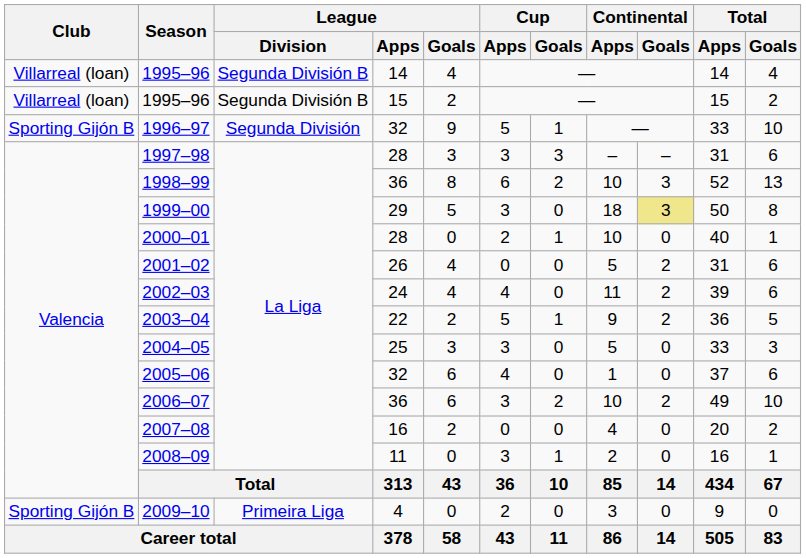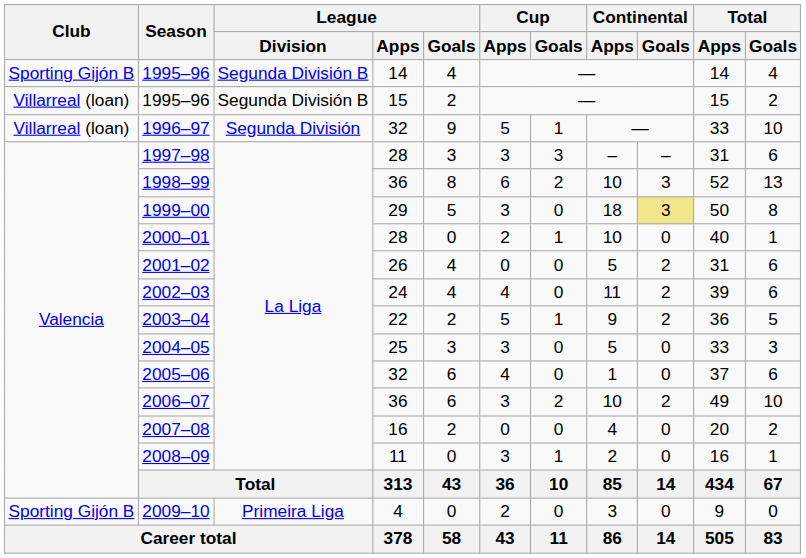(71, 73) Villarreal (loan) -> (71, 73) Sporting Gijón B
(71, 127) Sporting Gijón B -> (71, 127) Villarreal (loan)
